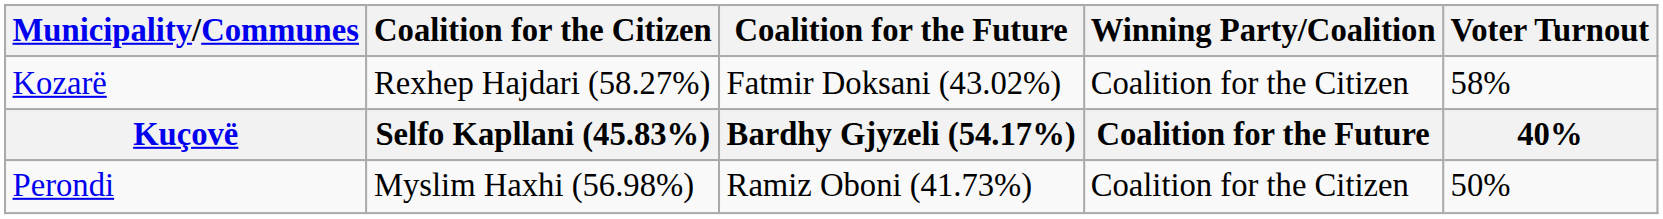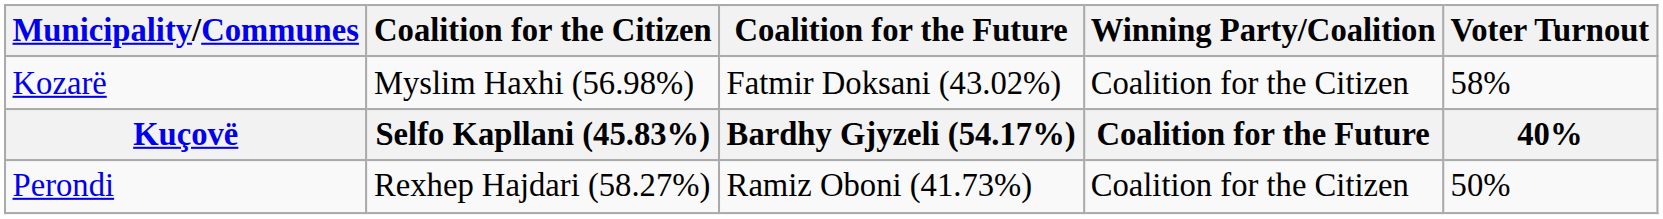(542, 82) Rexhep Hajdari (58.27%) -> (534, 82) Myslim Haxhi (56.98%)
(534, 185) Myslim Haxhi (56.98%) -> (542, 185) Rexhep Hajdari (58.27%)
